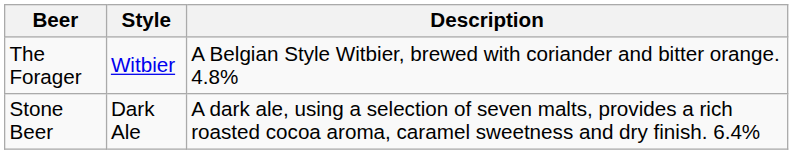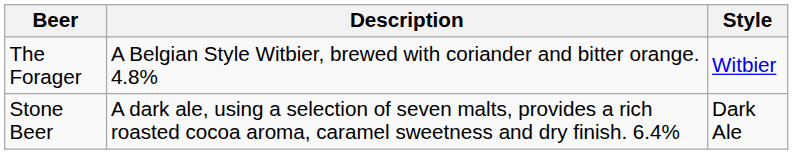columns swapped: (146, 20) <-> (487, 20)
